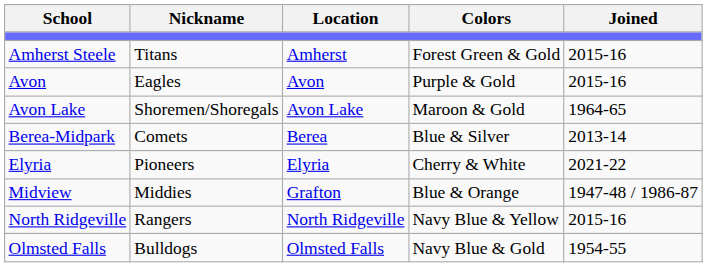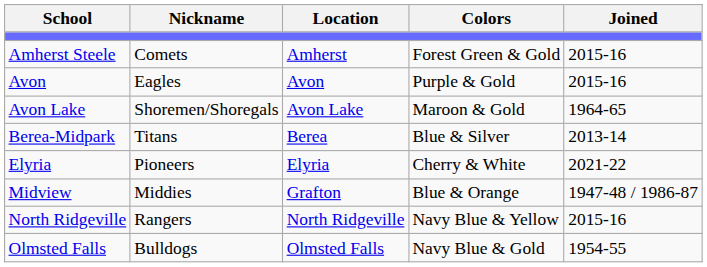(156, 54) Titans -> (161, 54) Comets
(161, 137) Comets -> (156, 137) Titans
